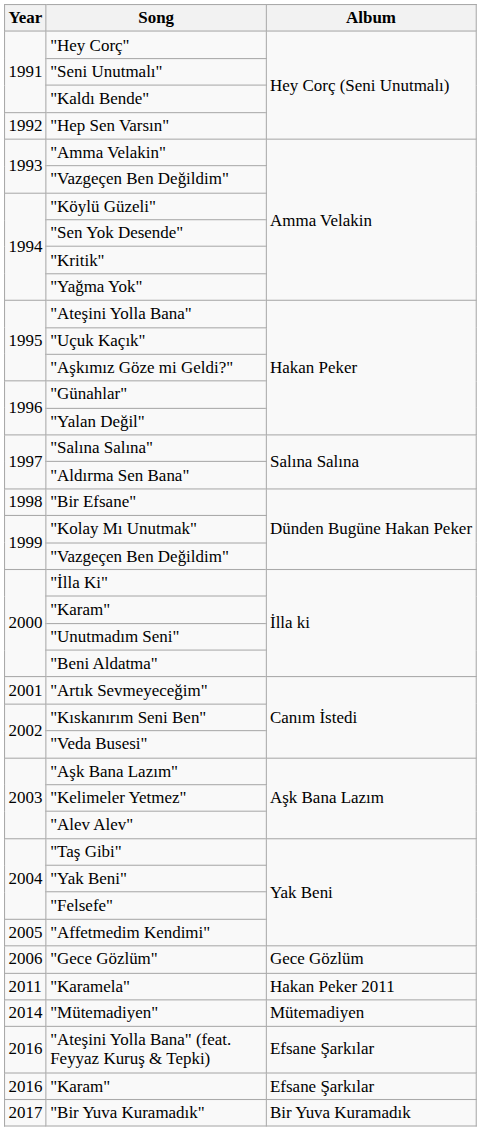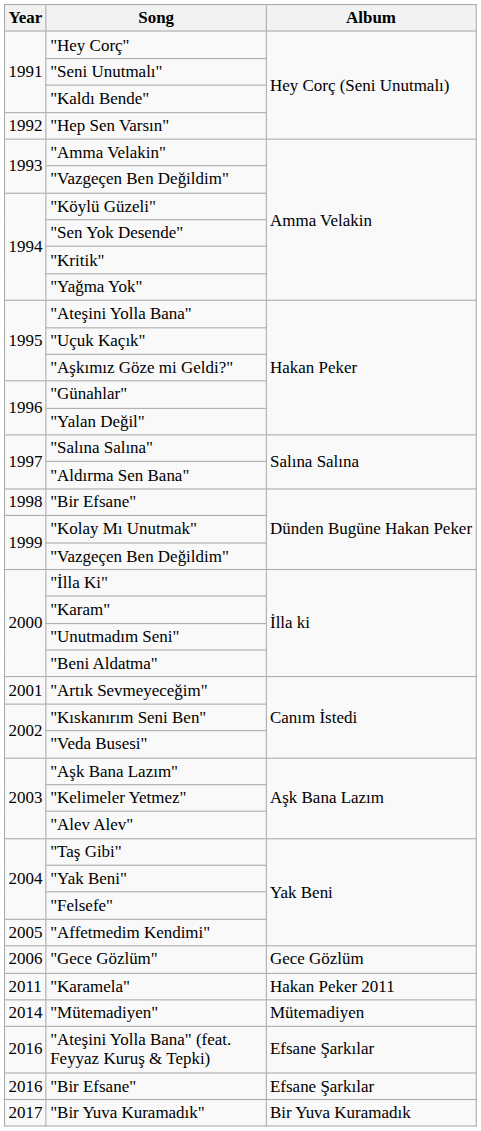+ row: (25, 1086)
- row: (25, 1086)
